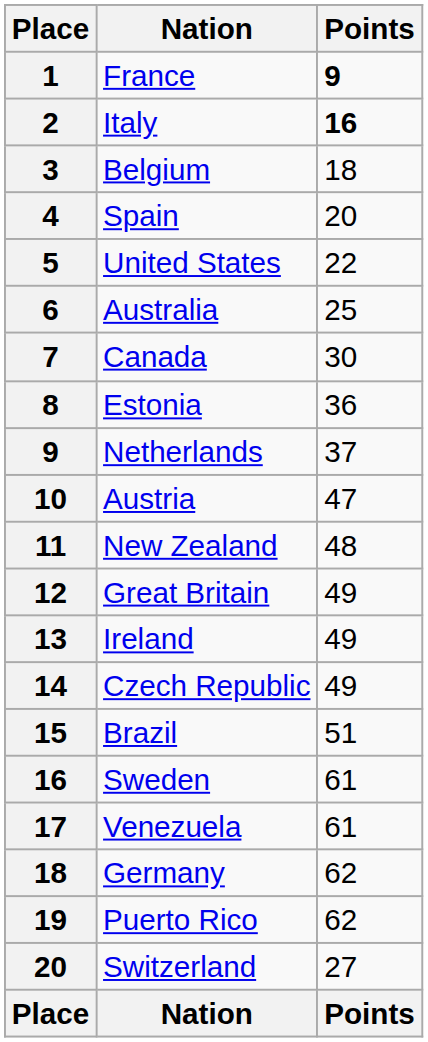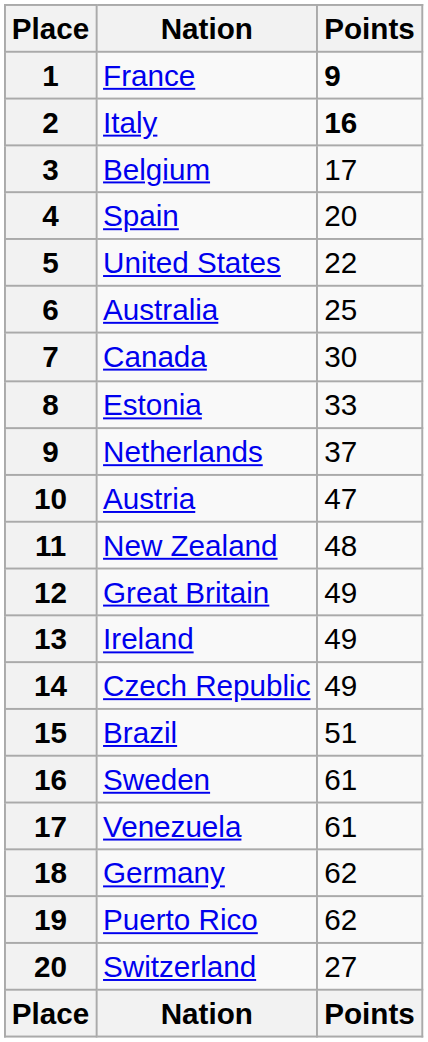(341, 169) 18 -> (341, 169) 17
(341, 404) 36 -> (341, 404) 33
